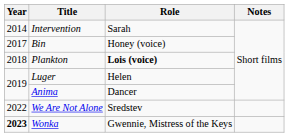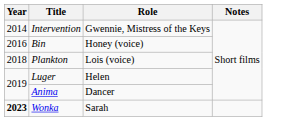(119, 28) Sarah -> (148, 28) Gwennie, Mistress of the Keys
(17, 44) 2017 -> (17, 44) 2016
(132, 60) bold -> (110, 60) normal
- row: (67, 108)
(170, 124) Gwennie, Mistress of the Keys -> (97, 108) Sarah
